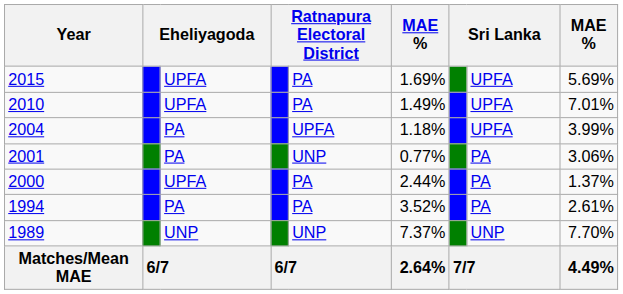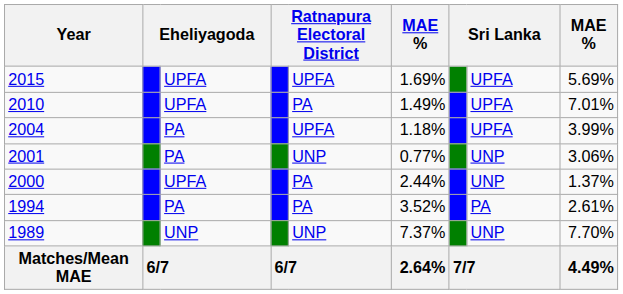(302, 79) PA -> (313, 79) UPFA
(481, 156) PA -> (488, 156) UNP
(481, 181) PA -> (488, 181) UNP
